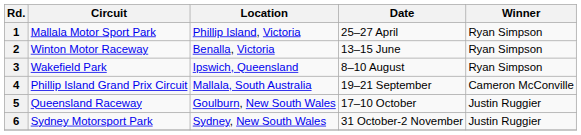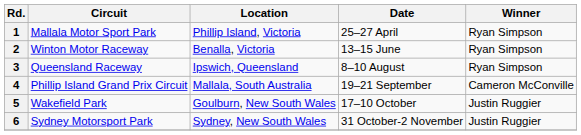(69, 68) Wakefield Park -> (86, 68) Queensland Raceway
(86, 104) Queensland Raceway -> (69, 104) Wakefield Park
